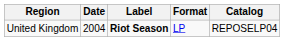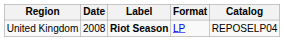(94, 28) 2004 -> (94, 28) 2008
